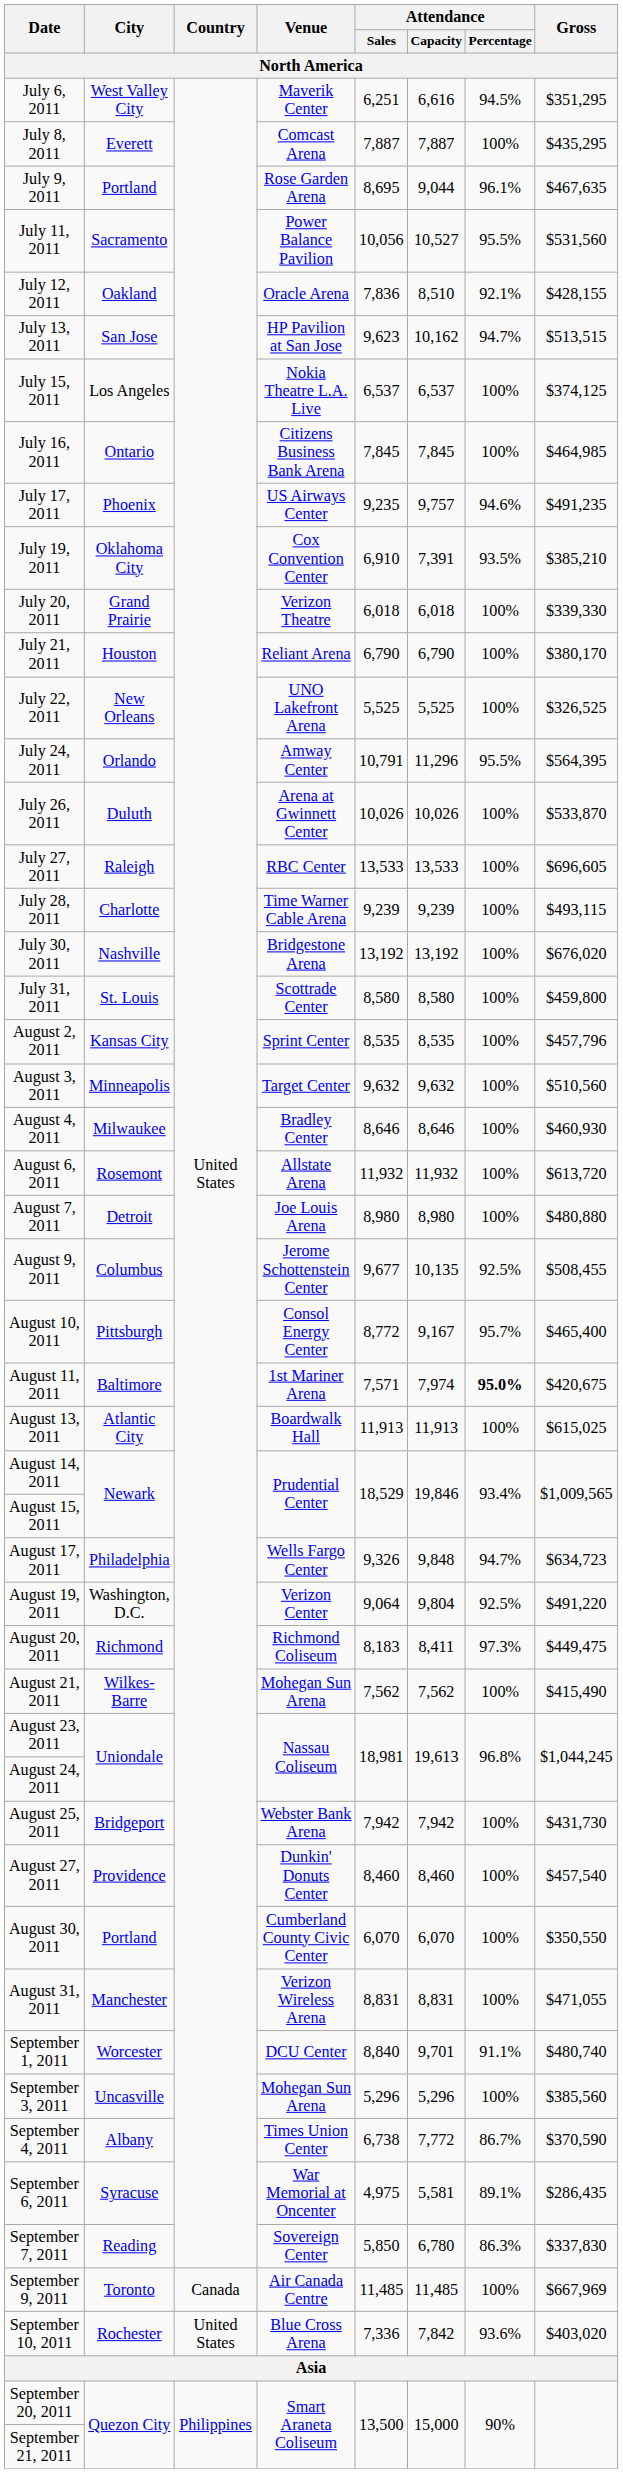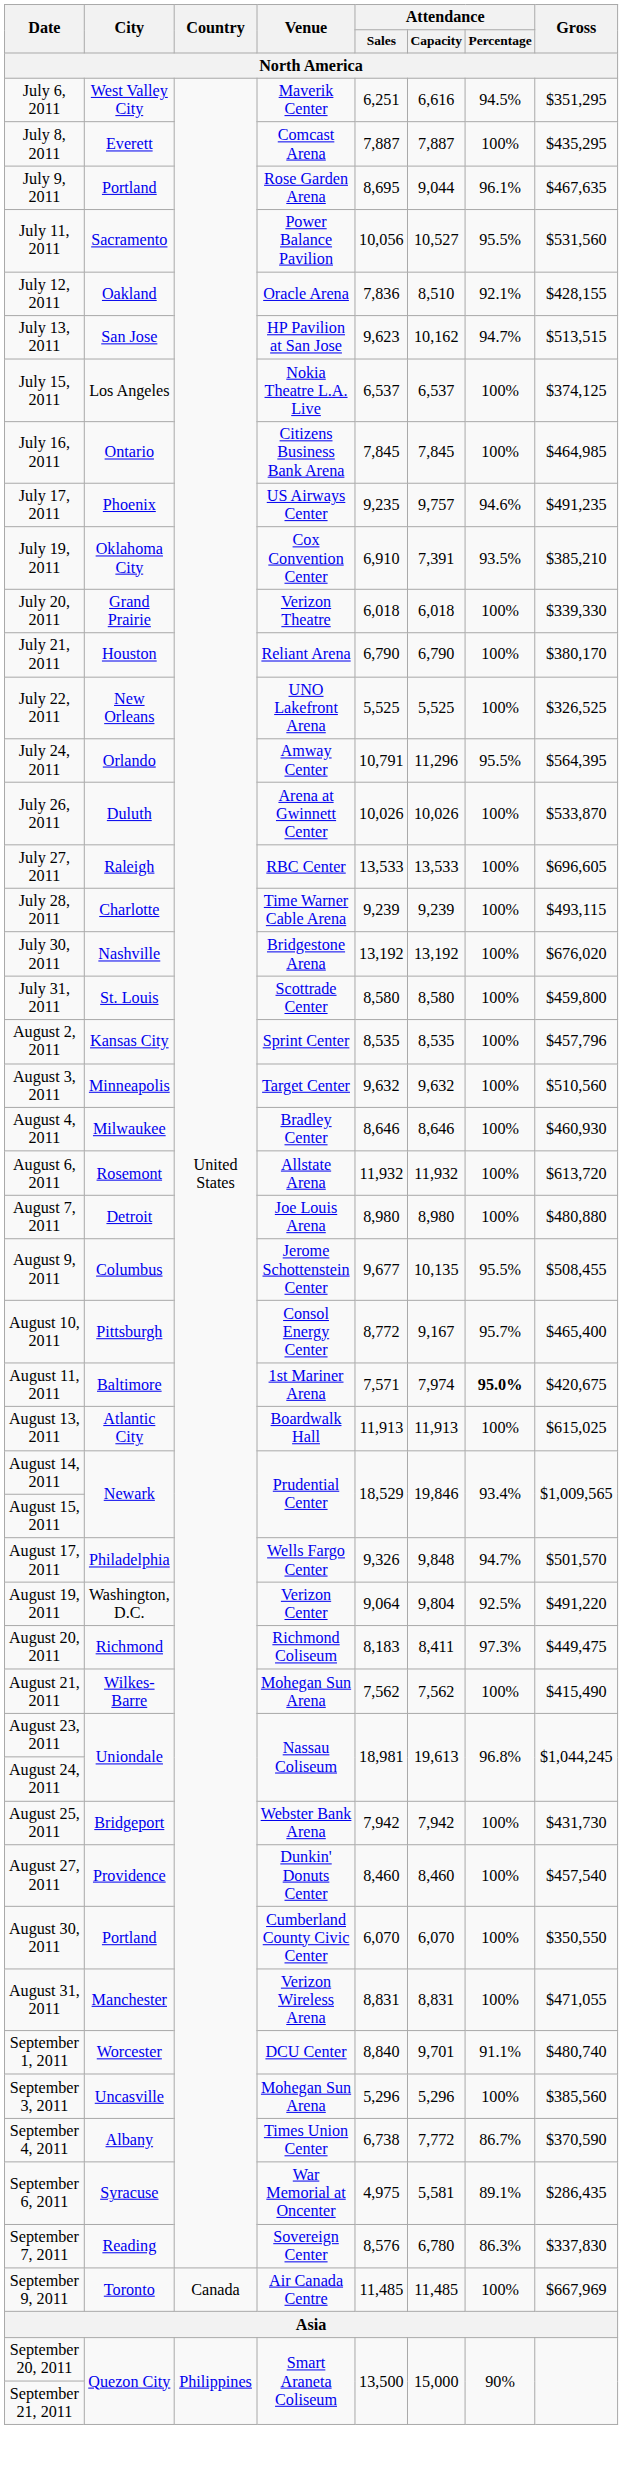(500, 1269) 92.5% -> (500, 1269) 95.5%
(576, 1559) $634,723 -> (576, 1559) $501,570
(381, 2245) 5,850 -> (381, 2245) 8,576
- row: (44, 2333)
